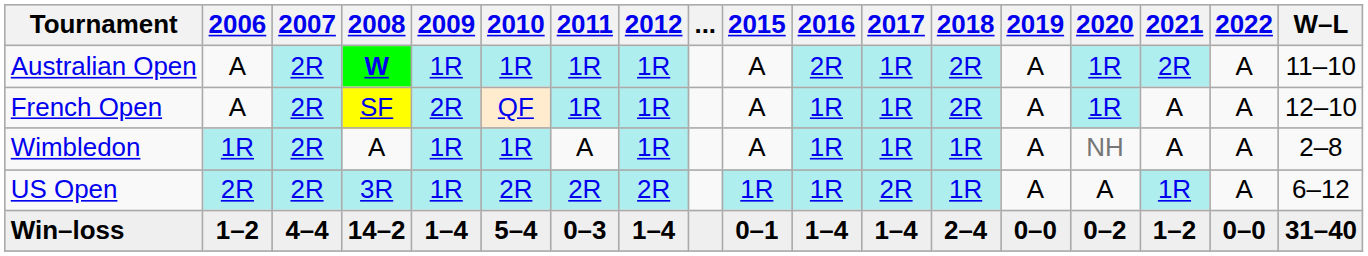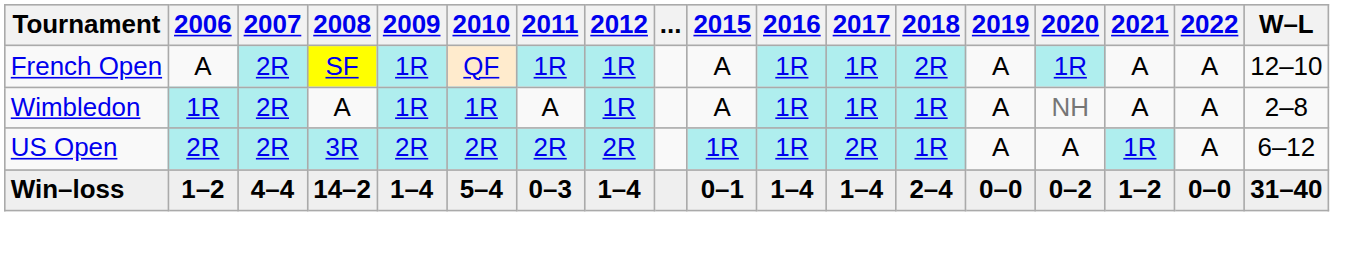- row: (104, 66)
(446, 107) 2R -> (412, 66) 1R
(446, 189) 1R -> (412, 148) 2R
